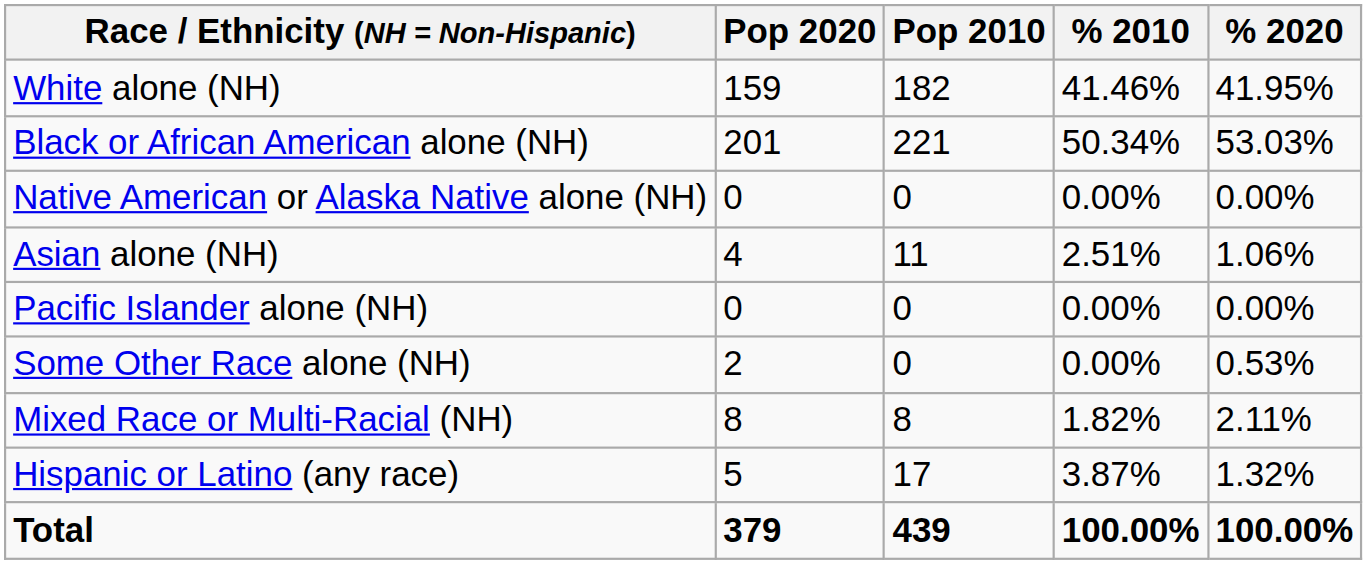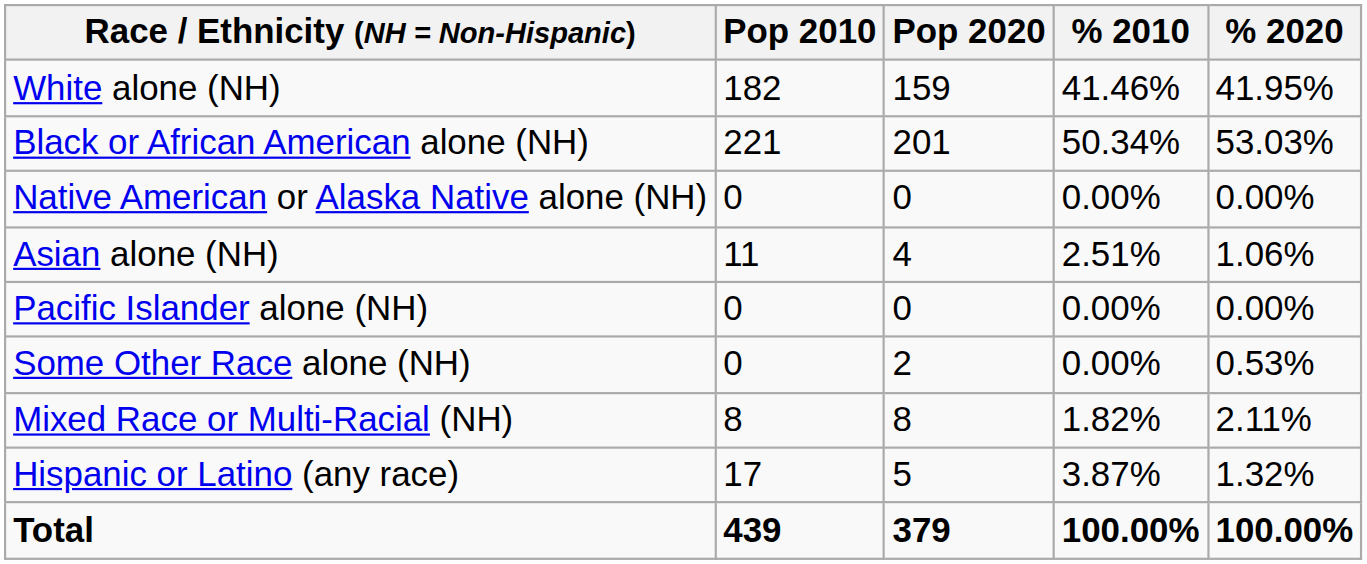columns swapped: (969, 32) <-> (800, 32)
